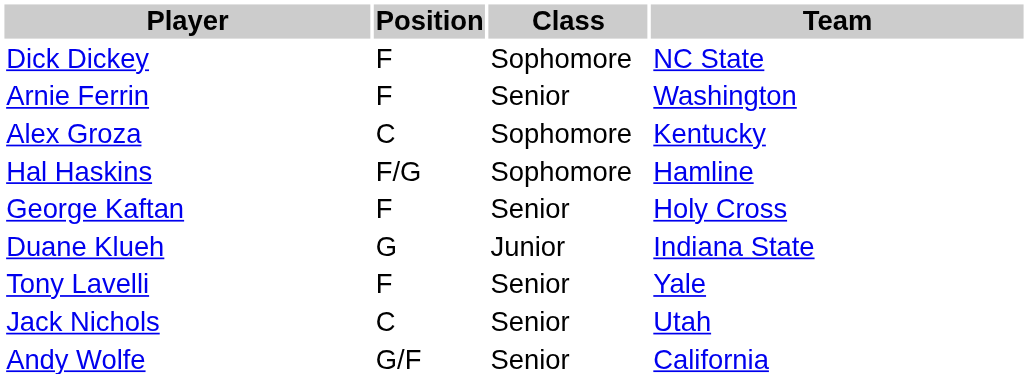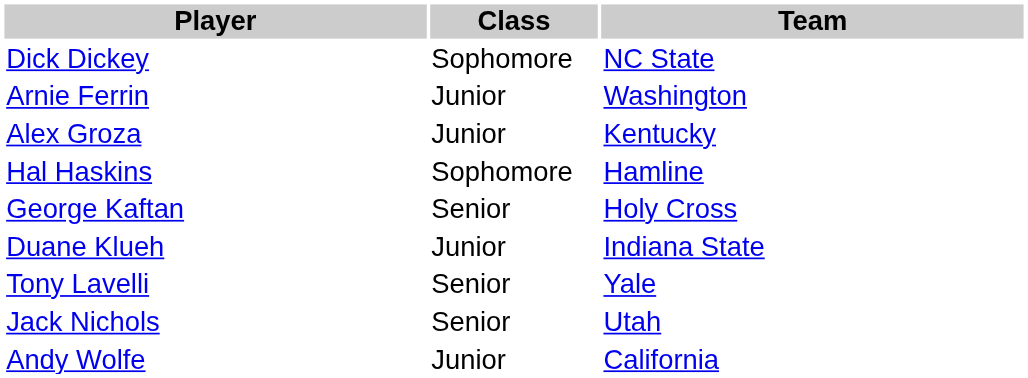- column: (430, 21)
(530, 96) Senior -> (469, 96) Junior
(561, 134) Sophomore -> (469, 134) Junior
(530, 359) Senior -> (469, 359) Junior
